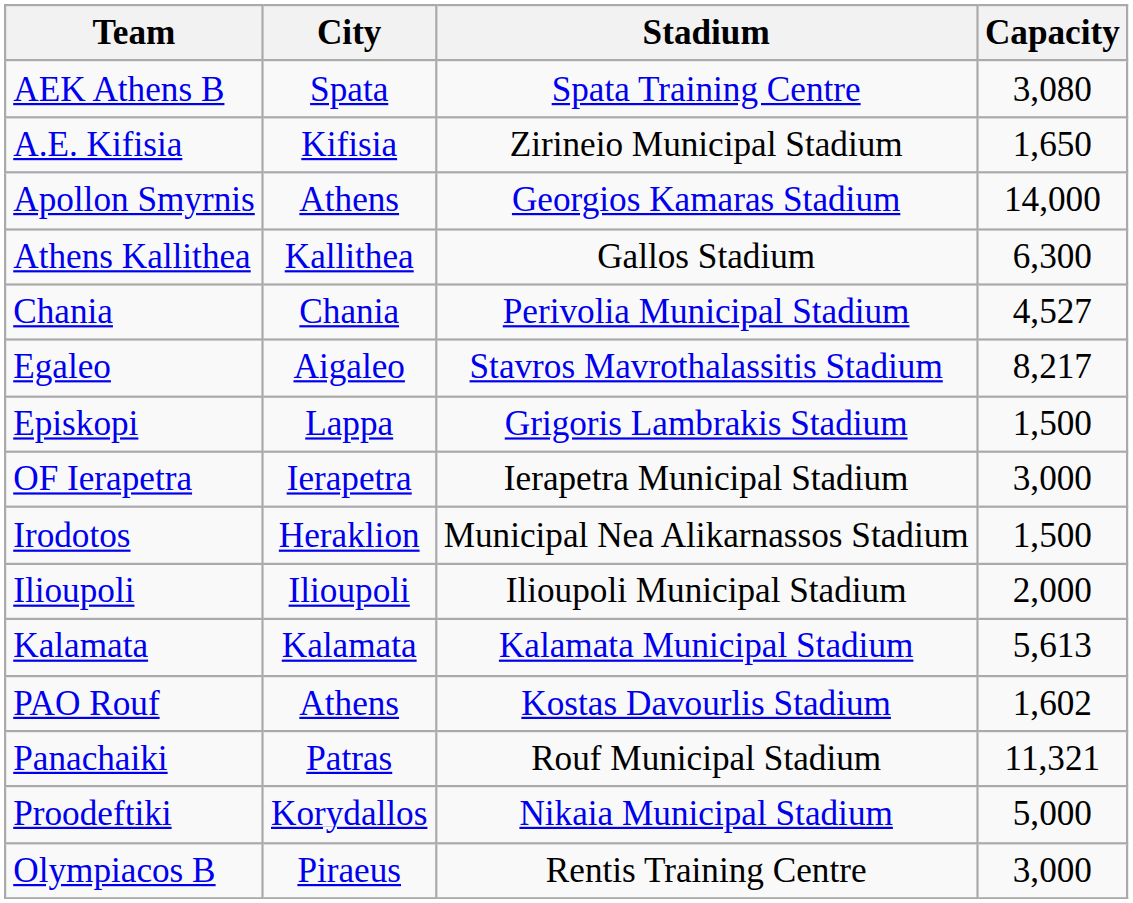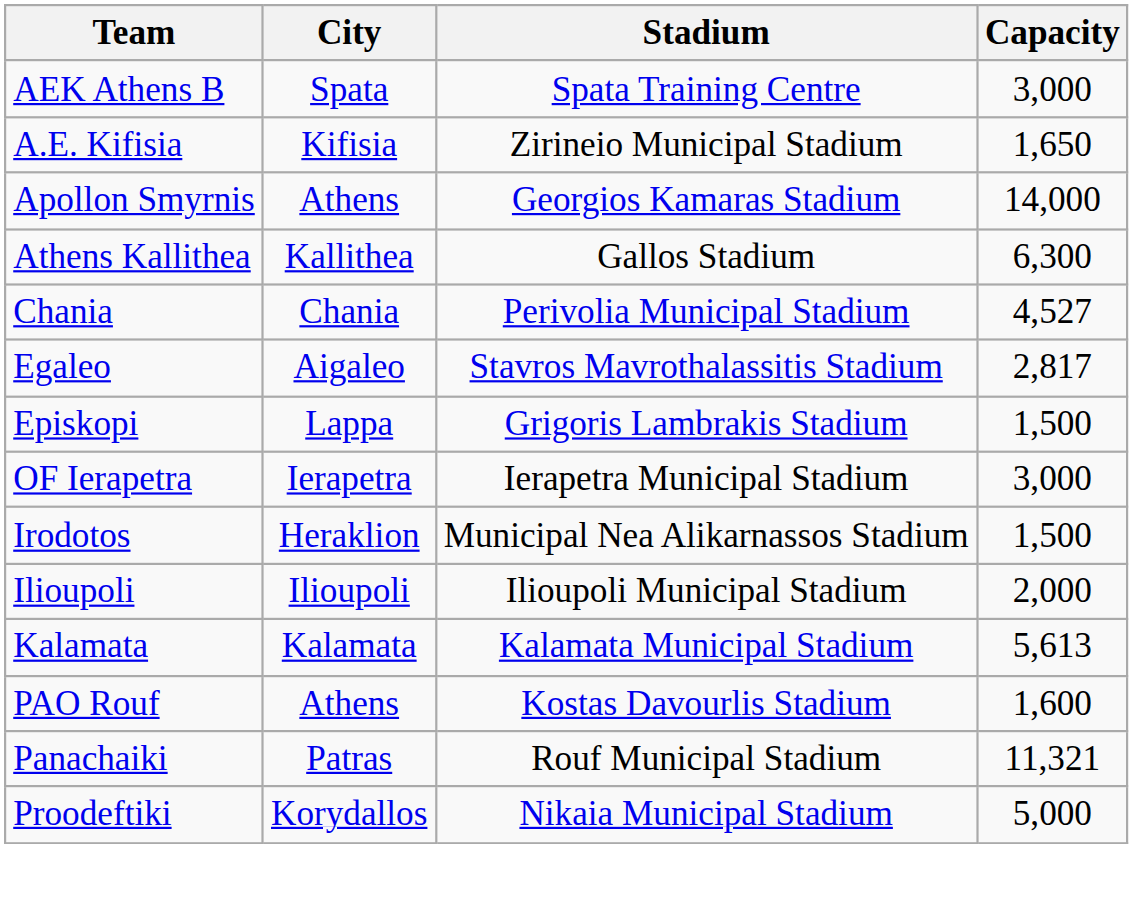(1052, 88) 3,080 -> (1052, 88) 3,000
(1052, 367) 8,217 -> (1052, 367) 2,817
(1052, 702) 1,602 -> (1052, 702) 1,600
- row: (114, 869)
